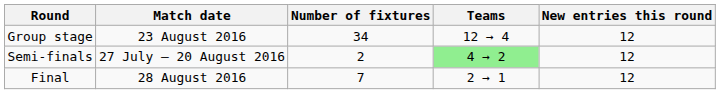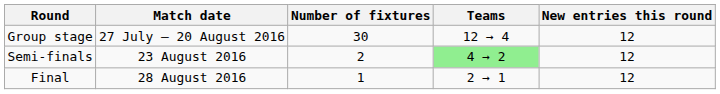(192, 36) 23 August 2016 -> (192, 36) 27 July – 20 August 2016
(361, 36) 34 -> (361, 36) 30
(192, 57) 27 July – 20 August 2016 -> (192, 57) 23 August 2016
(361, 78) 7 -> (361, 78) 1
